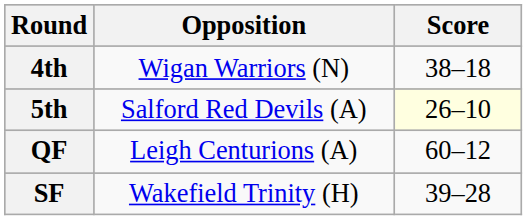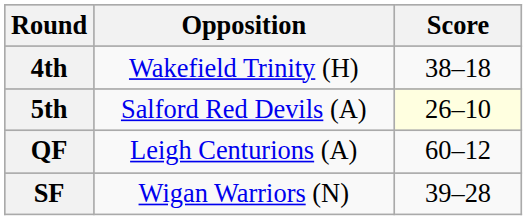(244, 67) Wigan Warriors (N) -> (244, 67) Wakefield Trinity (H)
(244, 192) Wakefield Trinity (H) -> (244, 192) Wigan Warriors (N)
